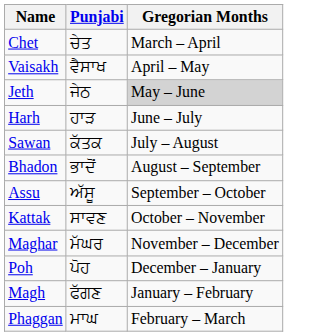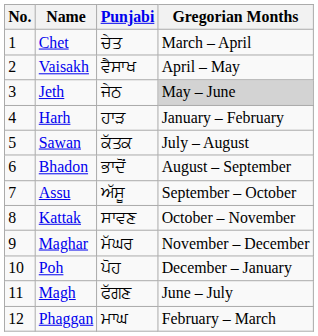+ column: (20, 17)
(167, 117) June – July -> (223, 117) January – February
(192, 293) January – February -> (197, 293) June – July
